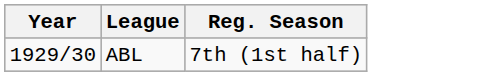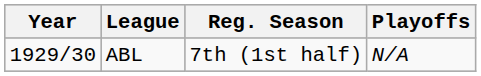+ column: (421, 22)
